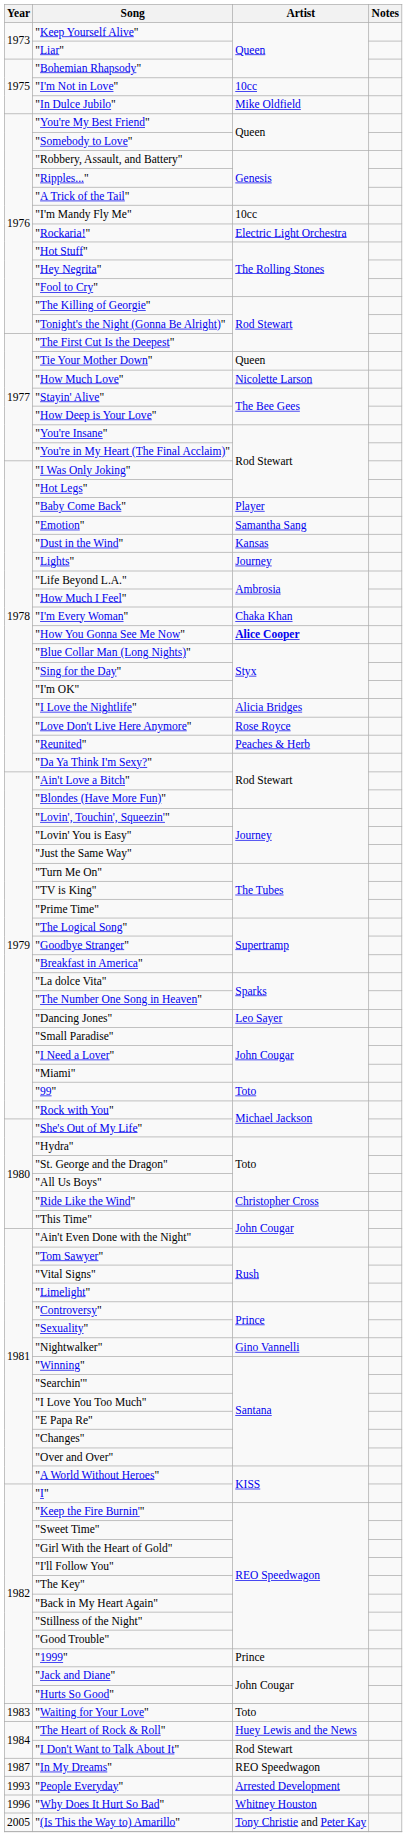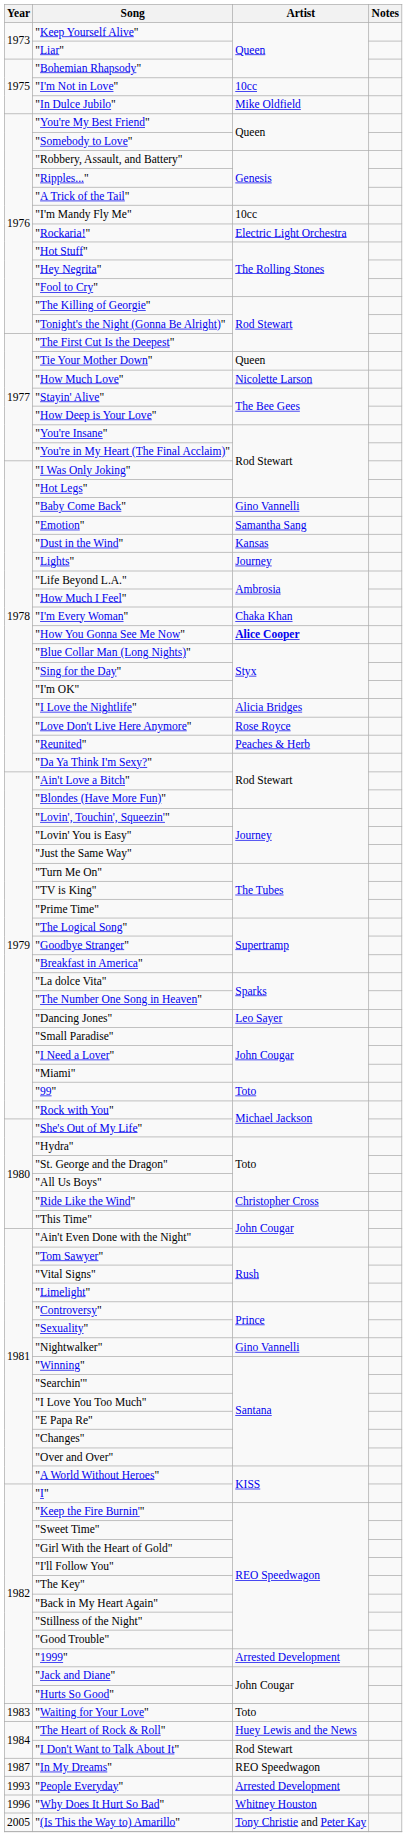(250, 506) Player -> (267, 506) Gino Vannelli
(250, 1657) Prince -> (288, 1657) Arrested Development
